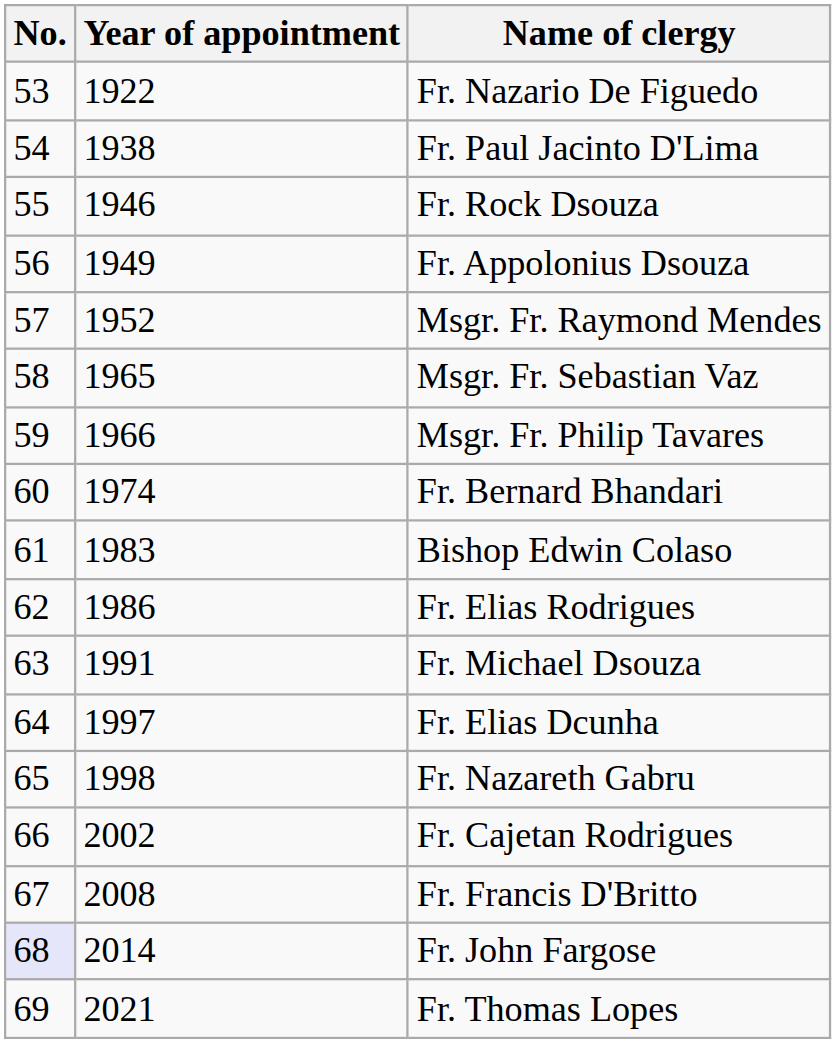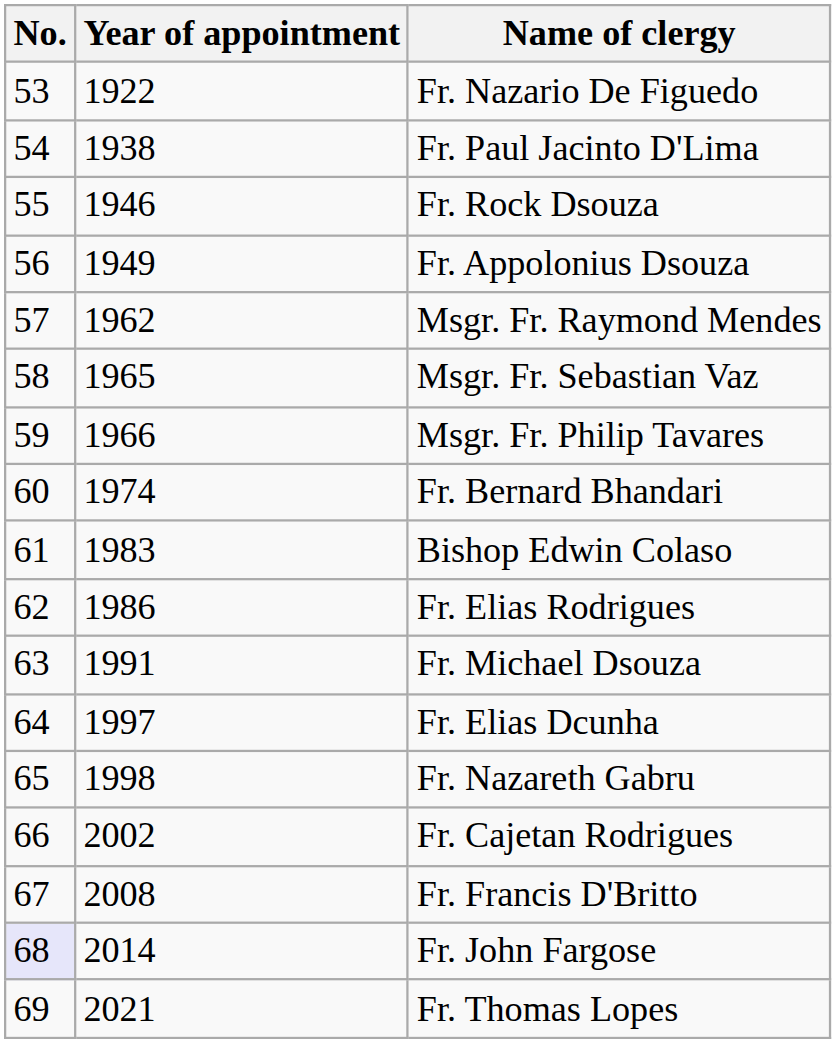(120, 319) 1952 -> (120, 319) 1962
